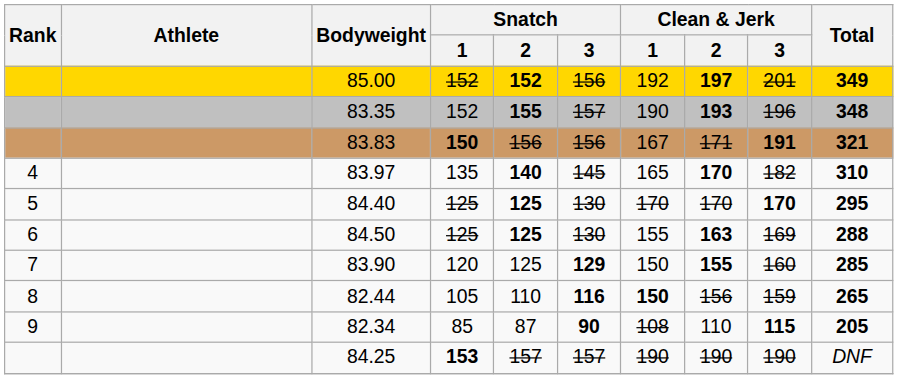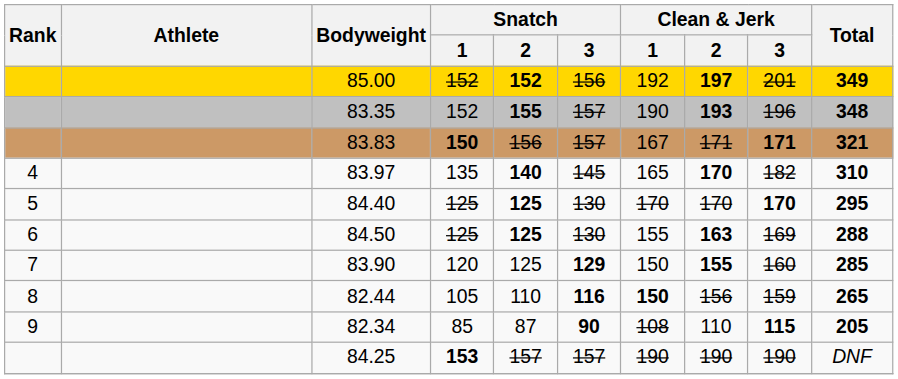(589, 142) 156 -> (589, 142) 157
(780, 142) 191 -> (780, 142) 171
